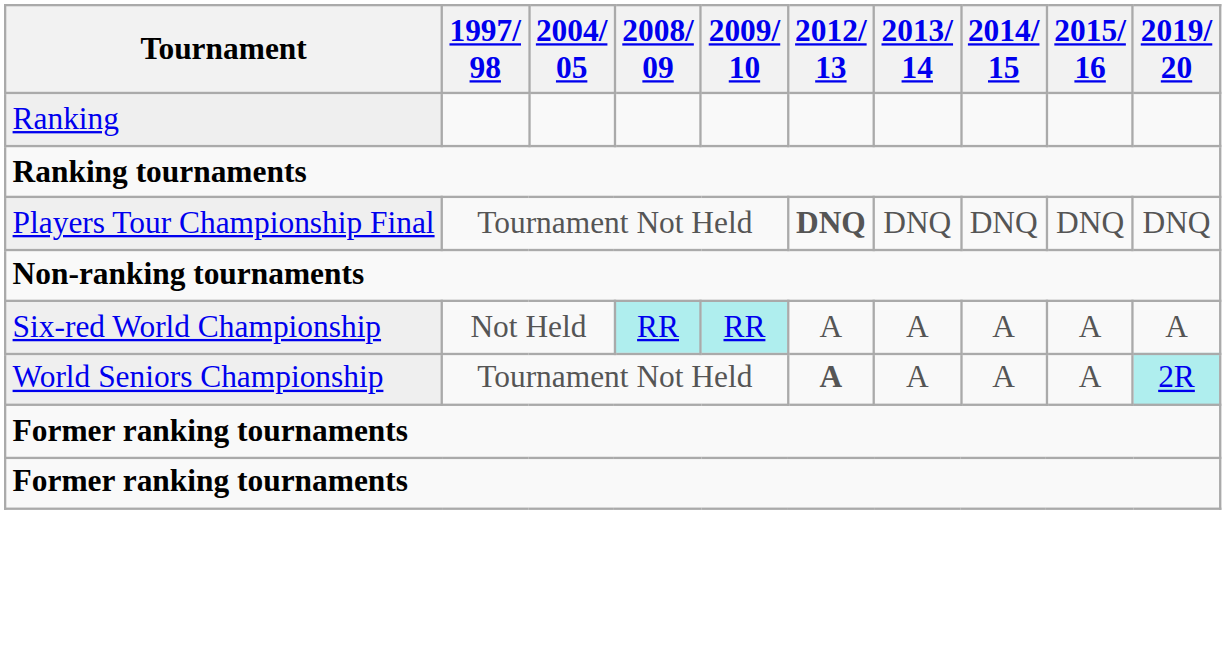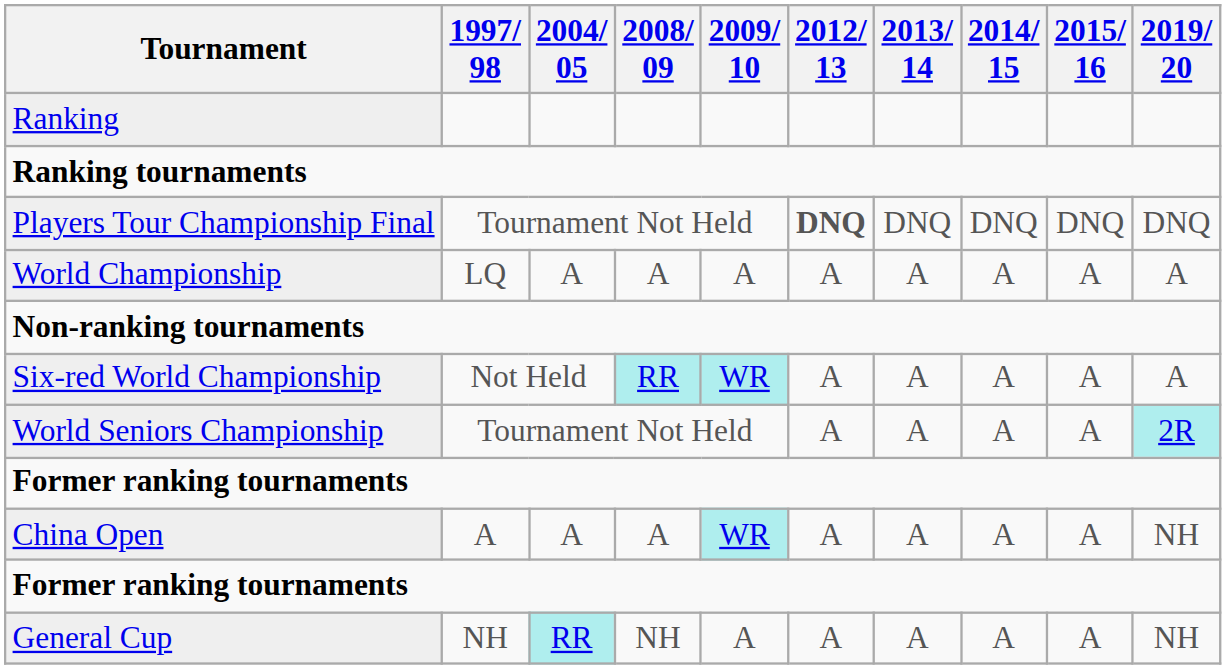+ row: (147, 274)
(744, 326) RR -> (744, 377) WR
(831, 377) bold -> (831, 429) normal
+ row: (88, 533)
+ row: (92, 637)
